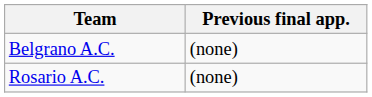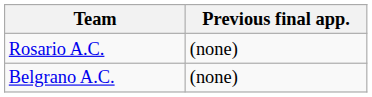rows swapped: (62, 48) <-> (57, 77)
